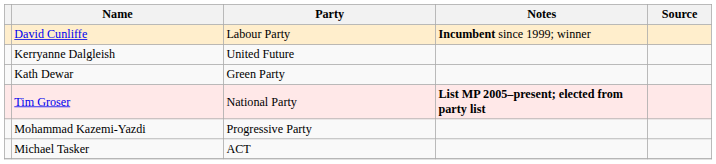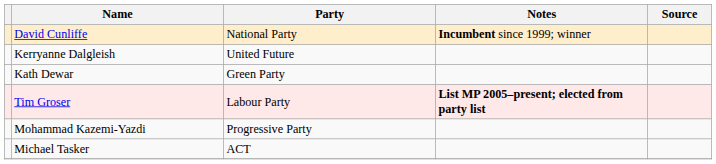(258, 34) Labour Party -> (262, 34) National Party
(262, 102) National Party -> (258, 102) Labour Party
